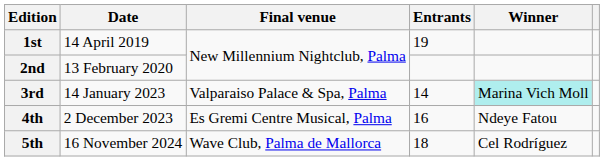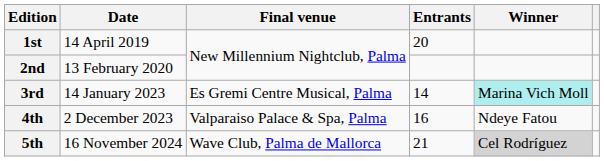(421, 42) 19 -> (421, 42) 20
(288, 93) Valparaiso Palace & Spa, Palma -> (291, 93) Es Gremi Centre Musical, Palma
(291, 118) Es Gremi Centre Musical, Palma -> (288, 118) Valparaiso Palace & Spa, Palma
(421, 143) 18 -> (421, 143) 21
(523, 143) no background -> (523, 143) lightgrey background
